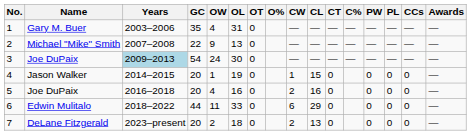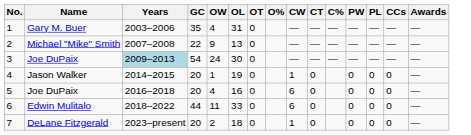- column: (317, 12)
(292, 91) 2 -> (292, 91) 6
(292, 122) 2 -> (292, 122) 1
